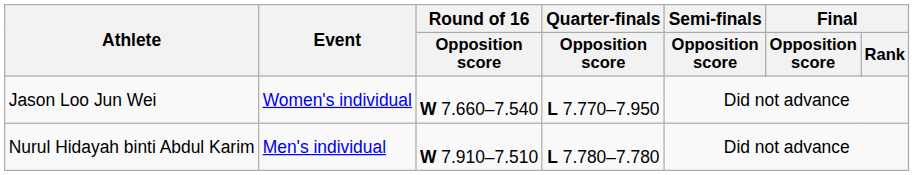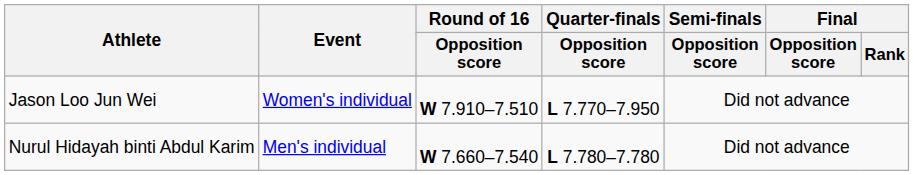(479, 110) W 7.660–7.540 -> (479, 110) W 7.910–7.510
(479, 157) W 7.910–7.510 -> (479, 157) W 7.660–7.540
